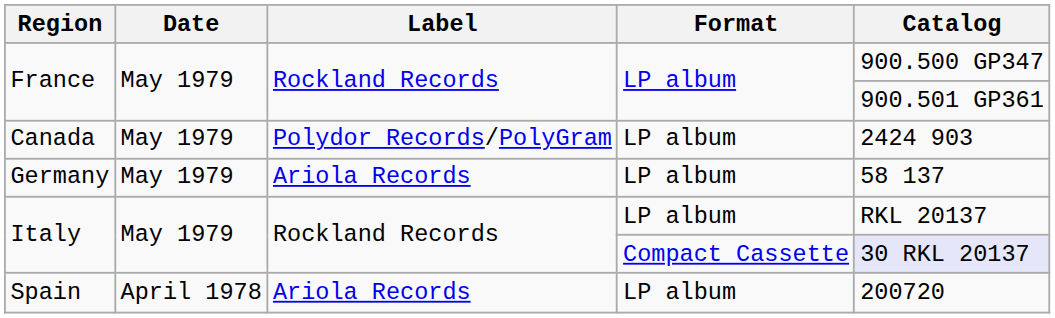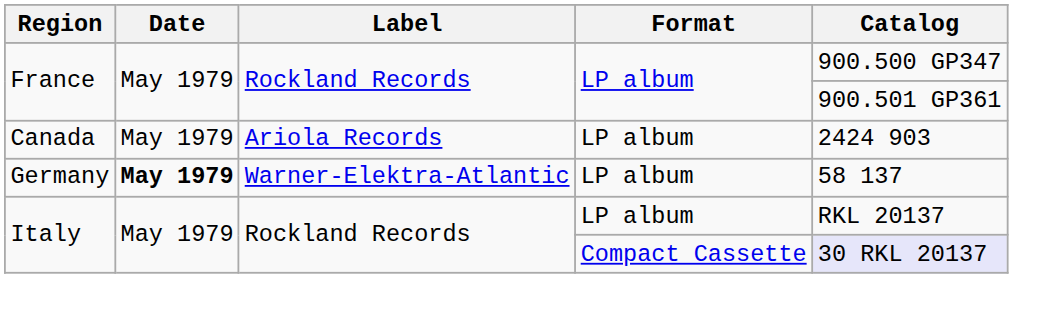(442, 139) Polydor Records/PolyGram -> (344, 139) Ariola Records
(177, 177) normal -> (177, 177) bold
(372, 177) Ariola Records -> (407, 177) Warner-Elektra-Atlantic
- row: (46, 293)
